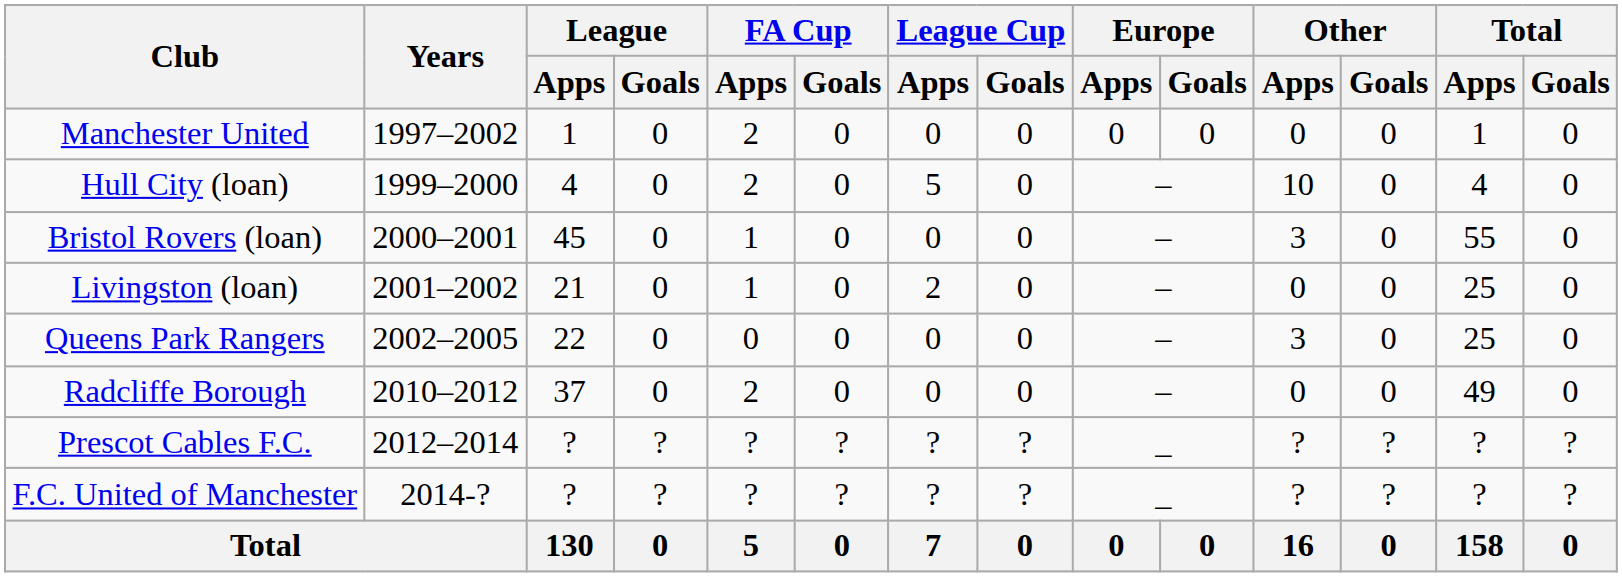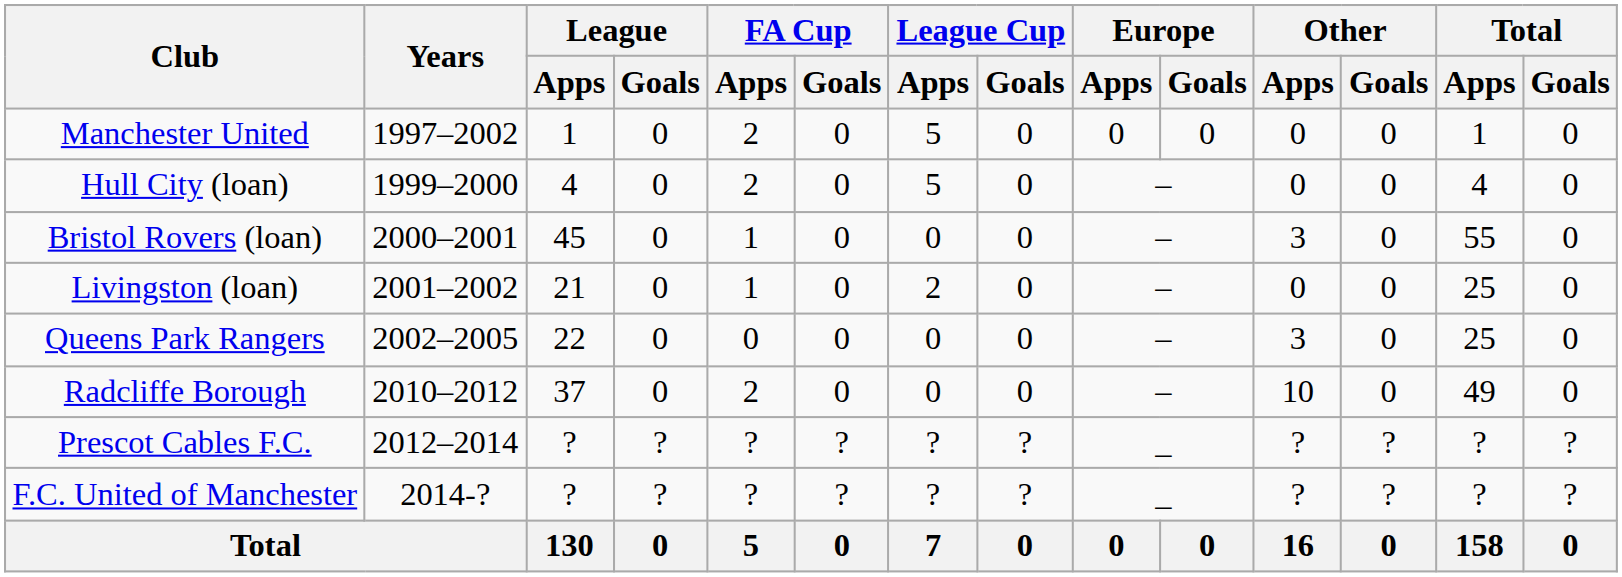(933, 133) 0 -> (933, 133) 5
(1298, 184) 10 -> (1298, 184) 0
(1298, 390) 0 -> (1298, 390) 10
